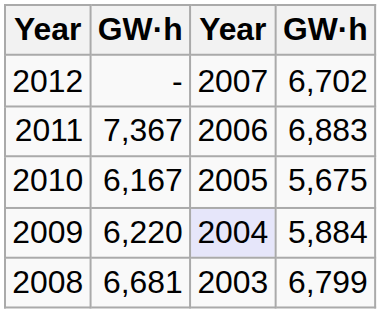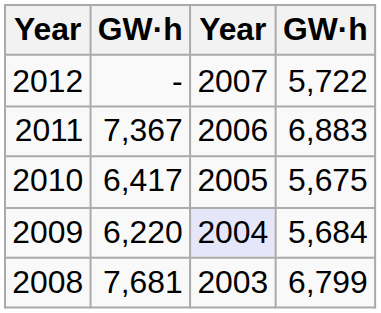(328, 80) 6,702 -> (328, 80) 5,722
(143, 181) 6,167 -> (143, 181) 6,417
(328, 231) 5,884 -> (328, 231) 5,684
(143, 282) 6,681 -> (143, 282) 7,681
